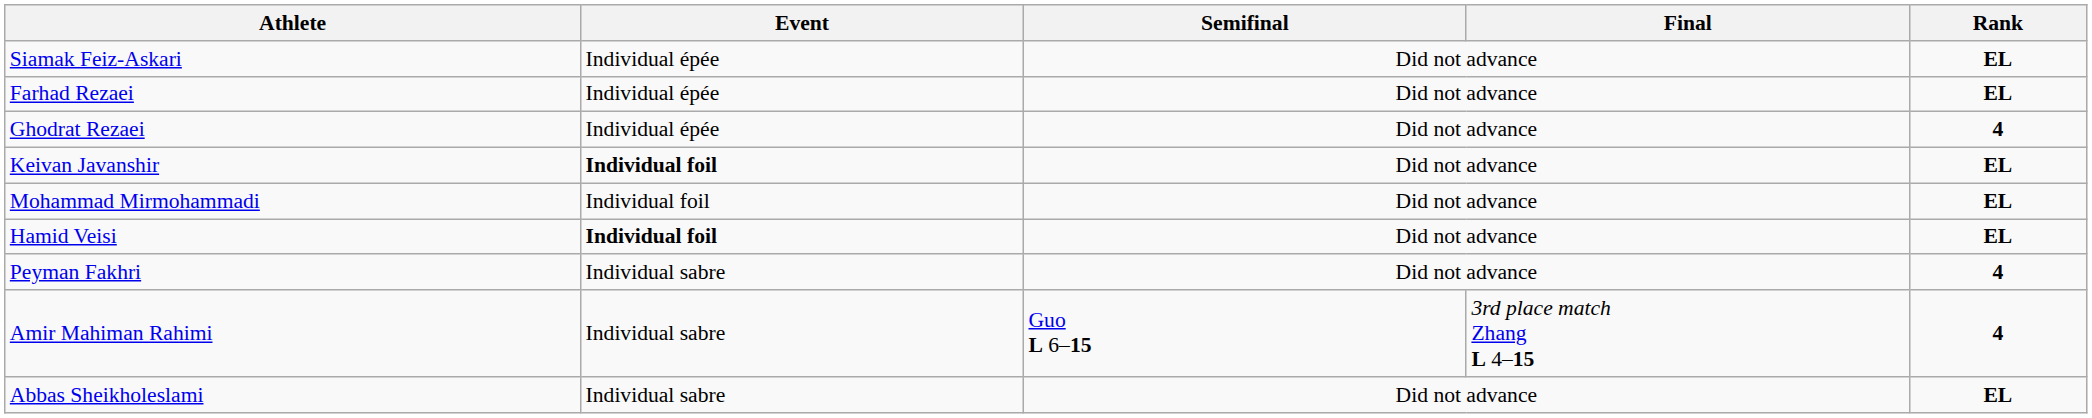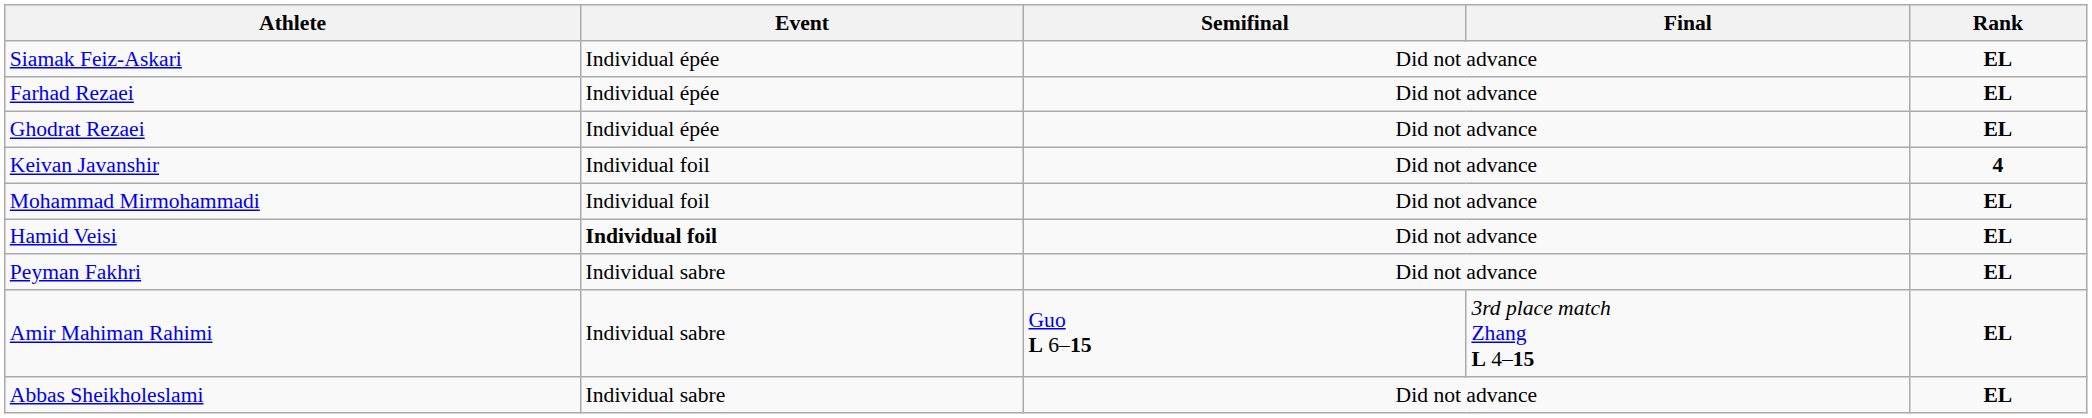(1998, 129) 4 -> (1998, 129) EL
(651, 165) bold -> (648, 165) normal
(1998, 165) EL -> (1998, 165) 4
(1998, 272) 4 -> (1998, 272) EL
(1998, 333) 4 -> (1998, 333) EL
